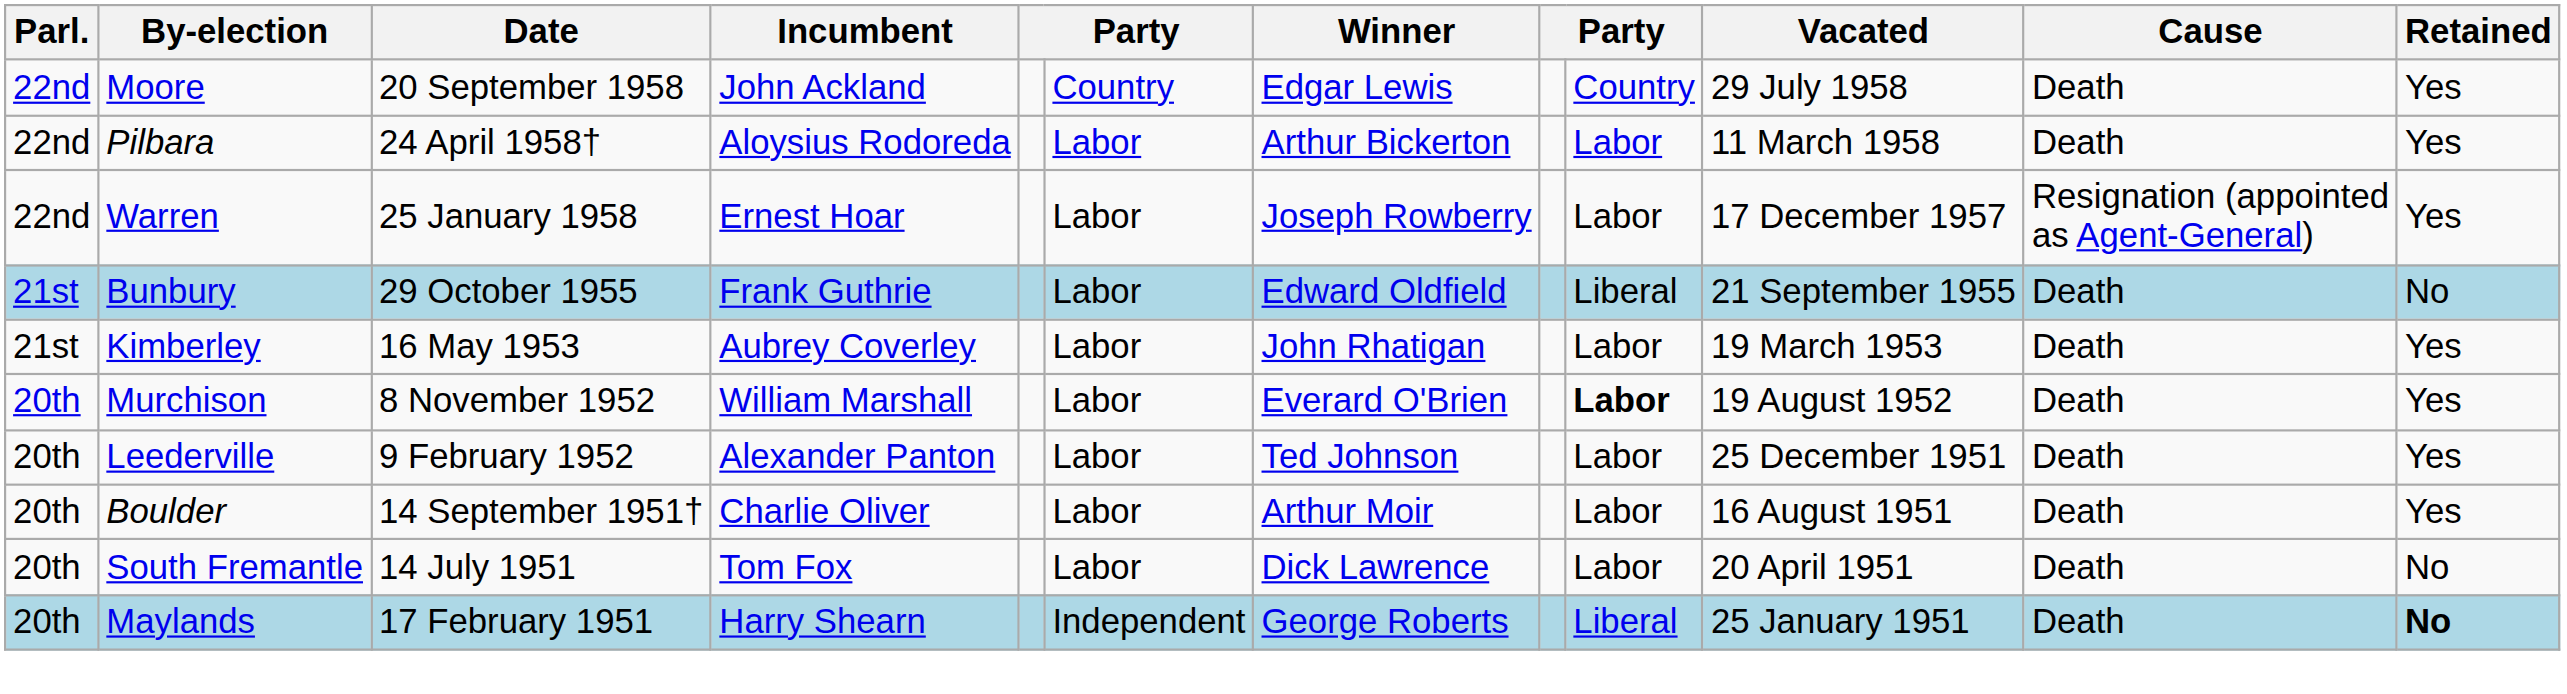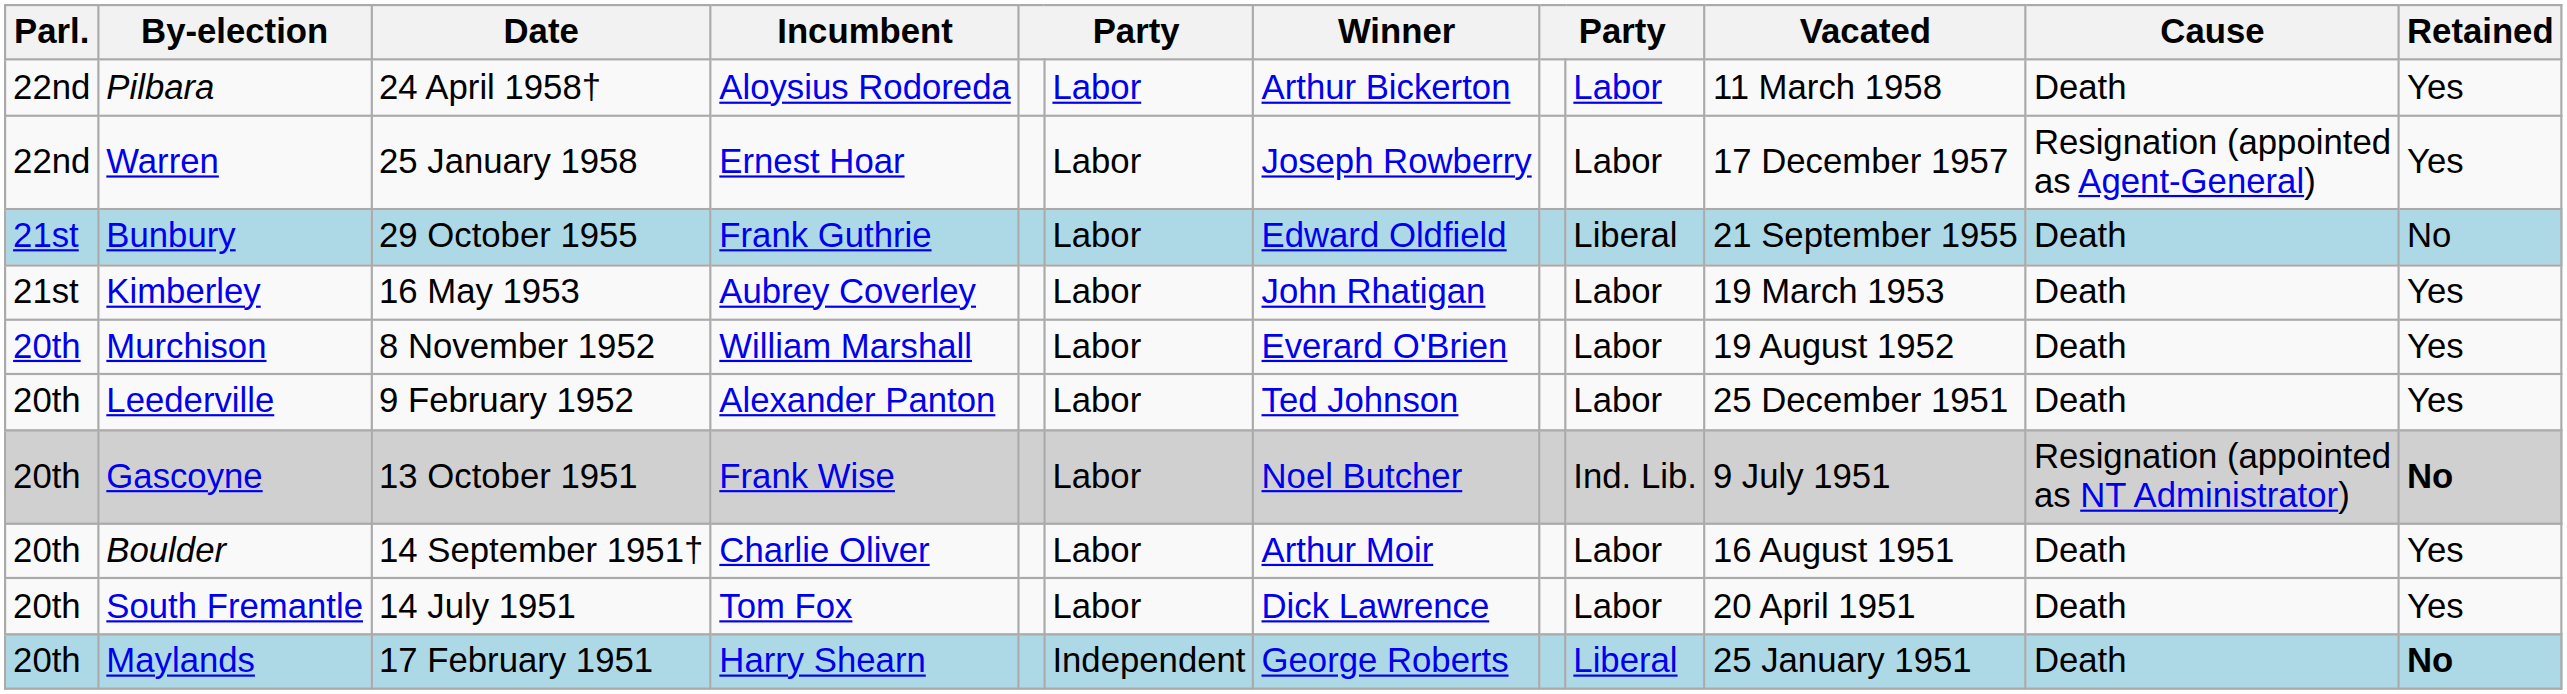- row: (156, 87)
(1622, 401) bold -> (1618, 346) normal
+ row: (184, 476)
(2427, 566) No -> (2435, 605) Yes
